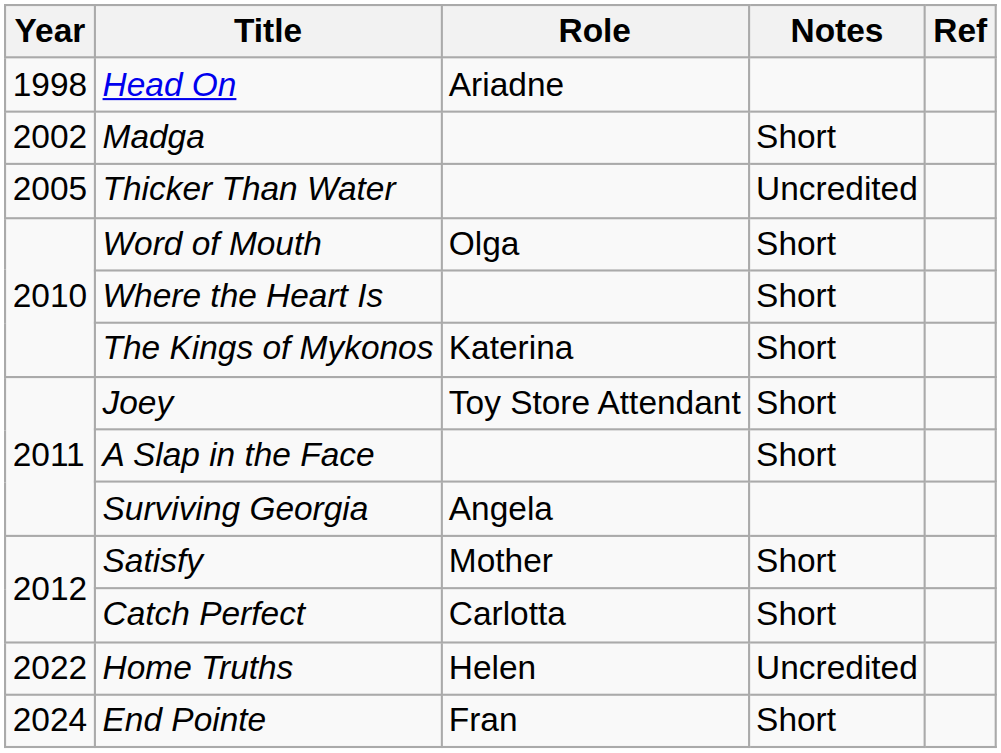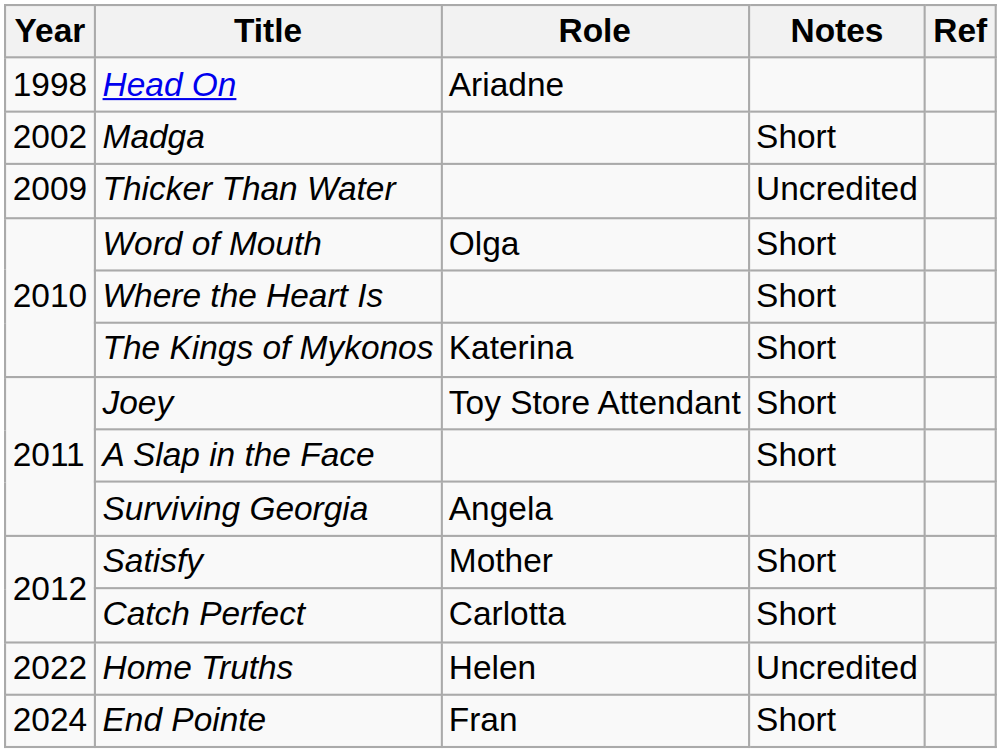(50, 190) 2005 -> (50, 190) 2009
